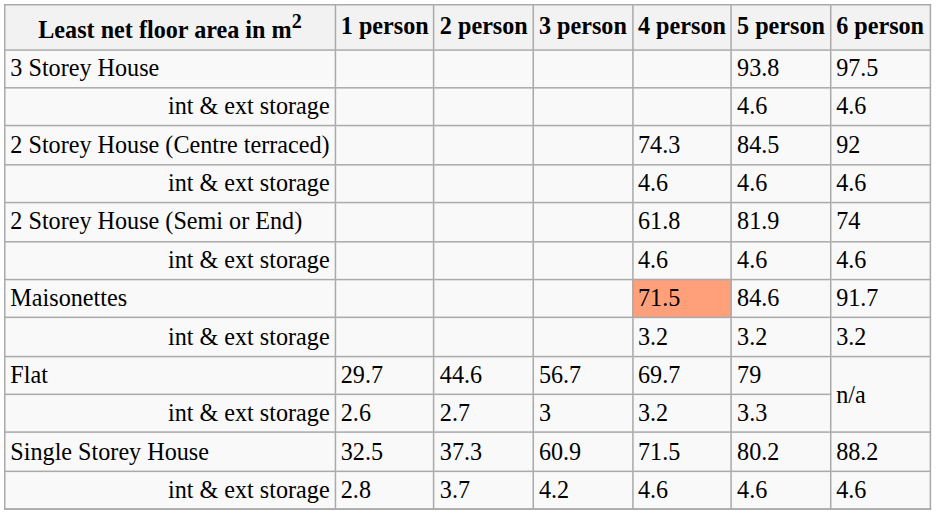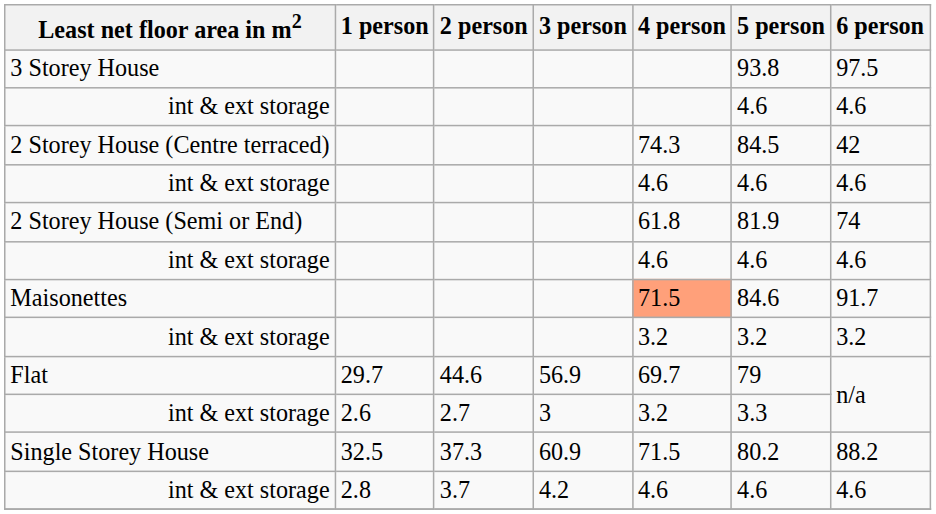(848, 145) 92 -> (848, 145) 42
(560, 375) 56.7 -> (560, 375) 56.9
